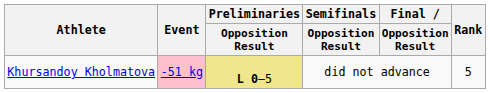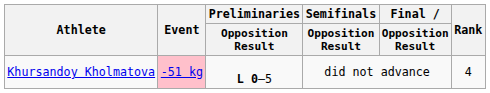(254, 79) khaki background -> (254, 79) no background
(468, 72) 5 -> (468, 72) 4
